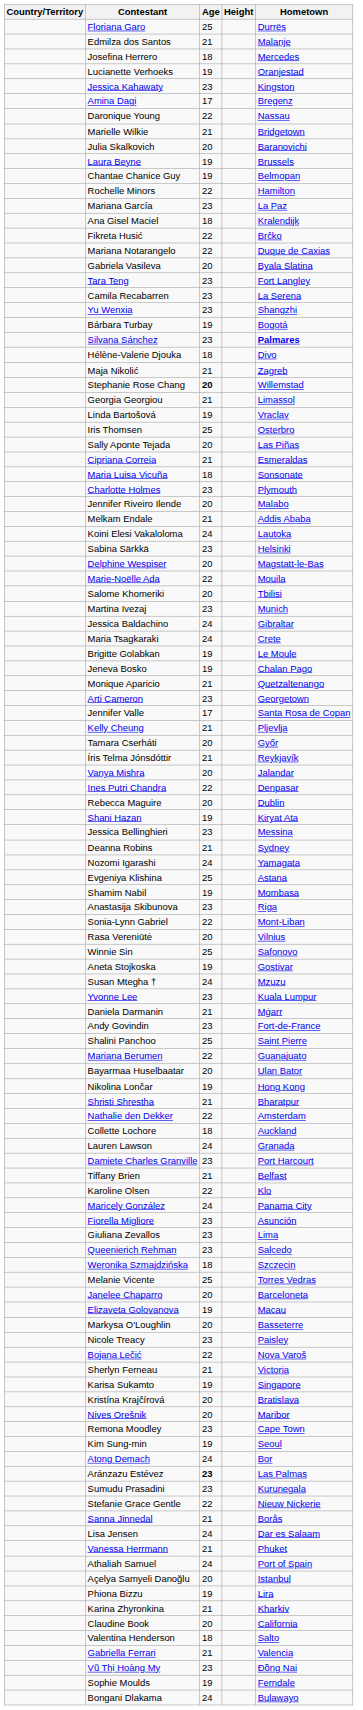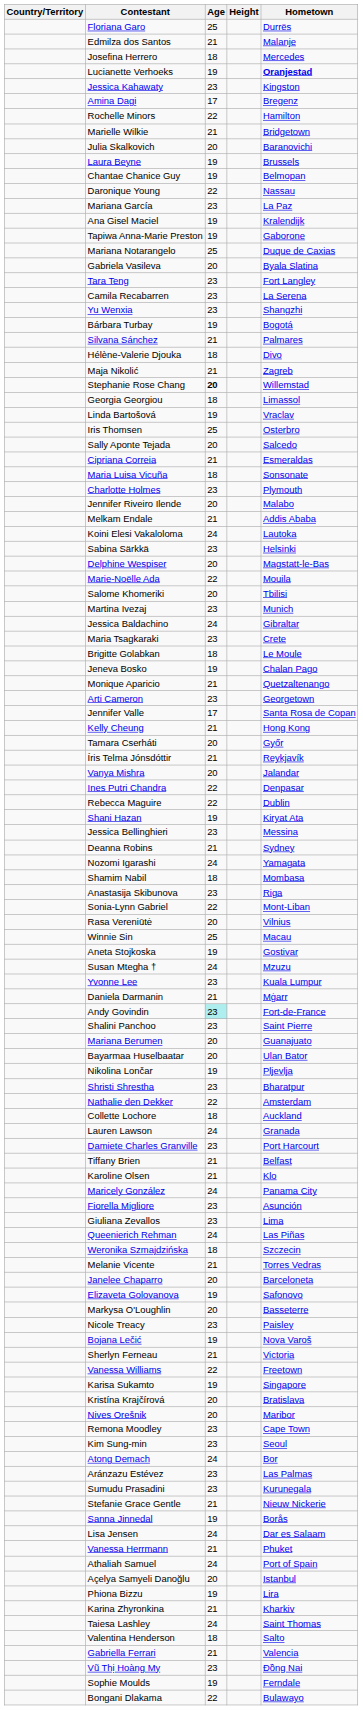(281, 72) normal -> (288, 72) bold
rows swapped: (124, 116) <-> (121, 191)
(207, 221) 18 -> (212, 221) 19
- row: (115, 236)
+ row: (145, 236)
(207, 251) 22 -> (212, 251) 25
(207, 340) 23 -> (212, 340) 21
(279, 340) bold -> (283, 340) normal
(207, 400) 21 -> (212, 400) 18
(278, 445) Las Piñas -> (280, 445) Salcedo
(207, 639) 24 -> (212, 639) 23
(207, 653) 19 -> (212, 653) 18
(273, 728) Pljevlja -> (287, 728) Hong Kong
(207, 803) 20 -> (212, 803) 22
- row: (125, 877)
(207, 892) 19 -> (212, 877) 18
(278, 952) Safonovo -> (277, 937) Macau
(207, 1026) no background -> (212, 1012) paleturquoise background
(207, 1041) 25 -> (212, 1026) 23
(207, 1056) 22 -> (212, 1041) 20
(281, 1086) Hong Kong -> (278, 1071) Pljevlja
(207, 1101) 21 -> (212, 1086) 23
(207, 1191) 22 -> (212, 1176) 21
(207, 1250) 23 -> (212, 1235) 24
(275, 1250) Salcedo -> (284, 1235) Las Piñas
(207, 1280) 25 -> (212, 1265) 21
(272, 1310) Macau -> (283, 1295) Safonovo
(207, 1355) 22 -> (212, 1340) 19
+ row: (124, 1370)
(207, 1444) 19 -> (212, 1444) 23
(207, 1474) bold -> (212, 1474) normal
(207, 1504) 22 -> (212, 1504) 21
(207, 1519) 21 -> (212, 1519) 19
- row: (118, 1623)
+ row: (119, 1623)
(207, 1698) 24 -> (212, 1698) 22
